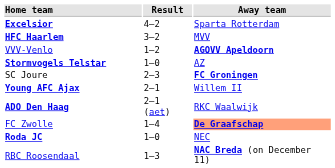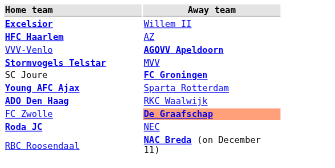- column: (168, 10)
(237, 24) Sparta Rotterdam -> (168, 24) Willem II
(202, 37) MVV -> (149, 37) AZ
(199, 62) AZ -> (152, 62) MVV
(218, 88) Willem II -> (186, 88) Sparta Rotterdam
